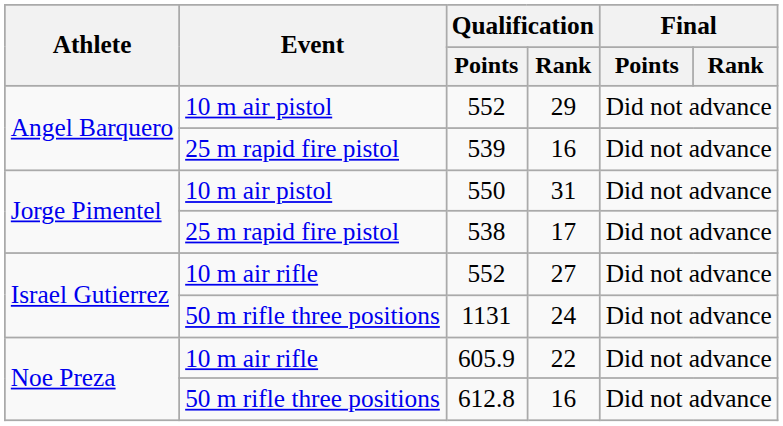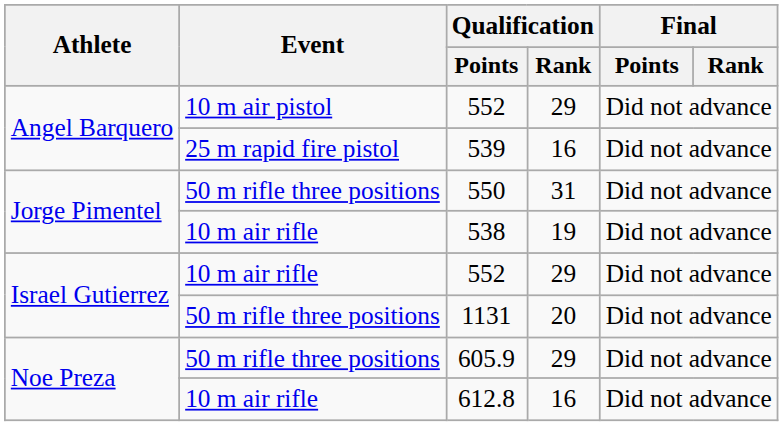(259, 190) 10 m air pistol -> (312, 190) 50 m rifle three positions
(292, 232) 25 m rapid fire pistol -> (252, 232) 10 m air rifle
(563, 232) 17 -> (563, 232) 19
(563, 274) 27 -> (563, 274) 29
(563, 316) 24 -> (563, 316) 20
(252, 357) 10 m air rifle -> (312, 357) 50 m rifle three positions
(563, 357) 22 -> (563, 357) 29
(312, 399) 50 m rifle three positions -> (252, 399) 10 m air rifle
